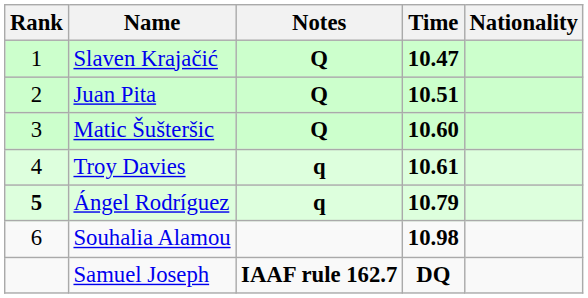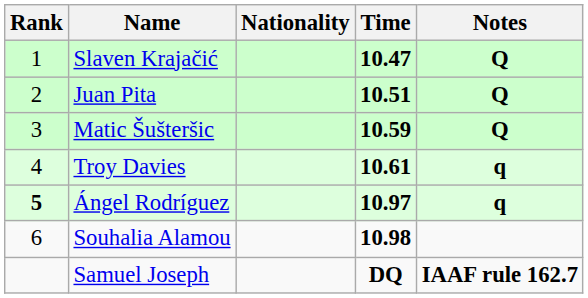columns swapped: (524, 22) <-> (319, 22)
(433, 130) 10.60 -> (386, 130) 10.59
(433, 202) 10.79 -> (386, 202) 10.97
